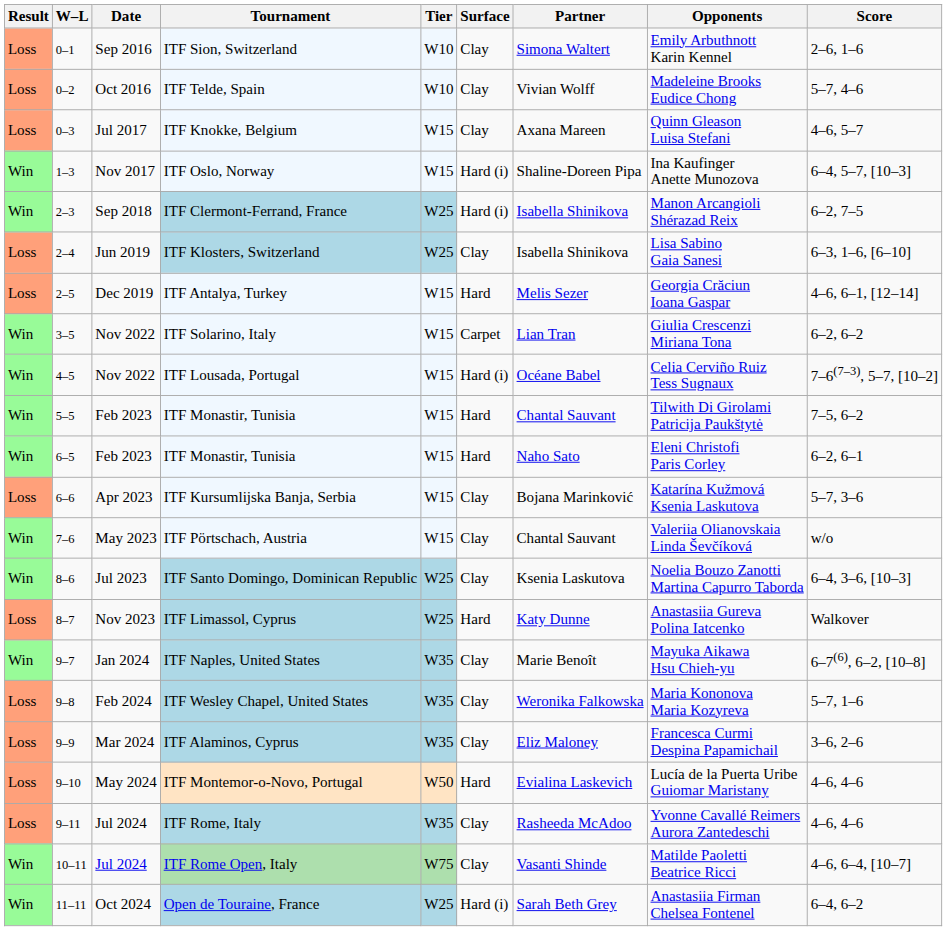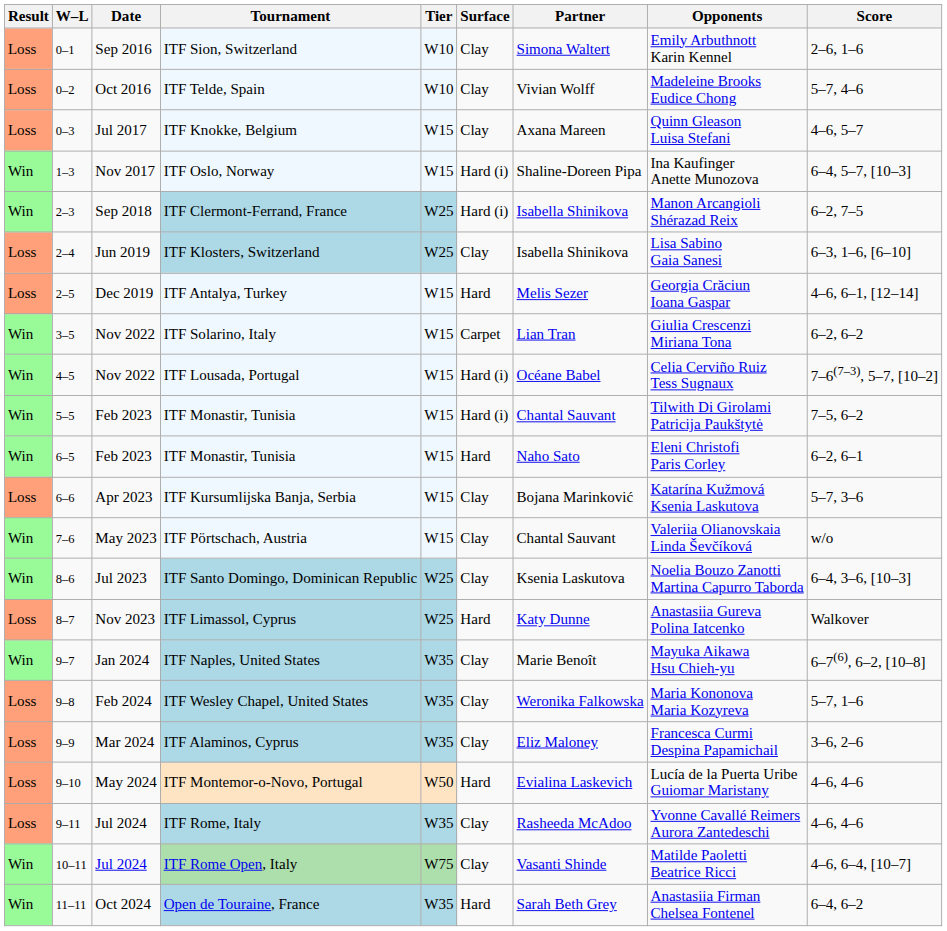(475, 415) Hard -> (484, 415) Hard (i)
(439, 904) W25 -> (439, 904) W35
(484, 904) Hard (i) -> (475, 904) Hard
